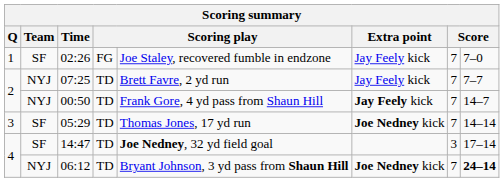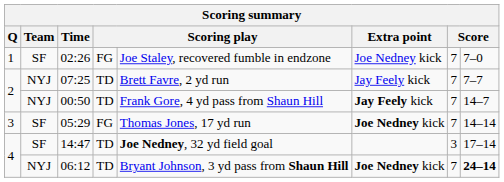(392, 58) Jay Feely kick -> (398, 58) Joe Nedney kick
(105, 123) TD -> (105, 123) FG
